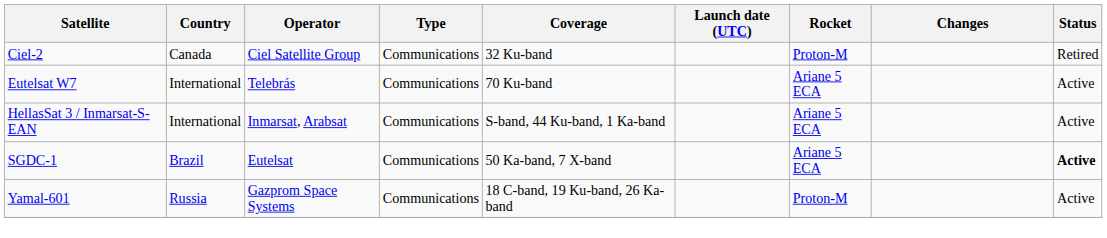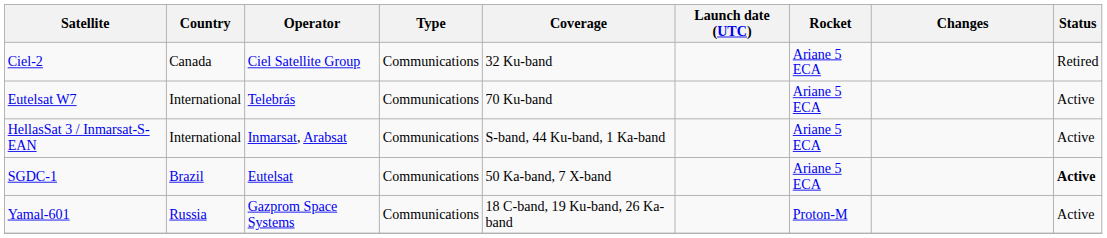(820, 53) Proton-M -> (817, 61) Ariane 5 ECA
